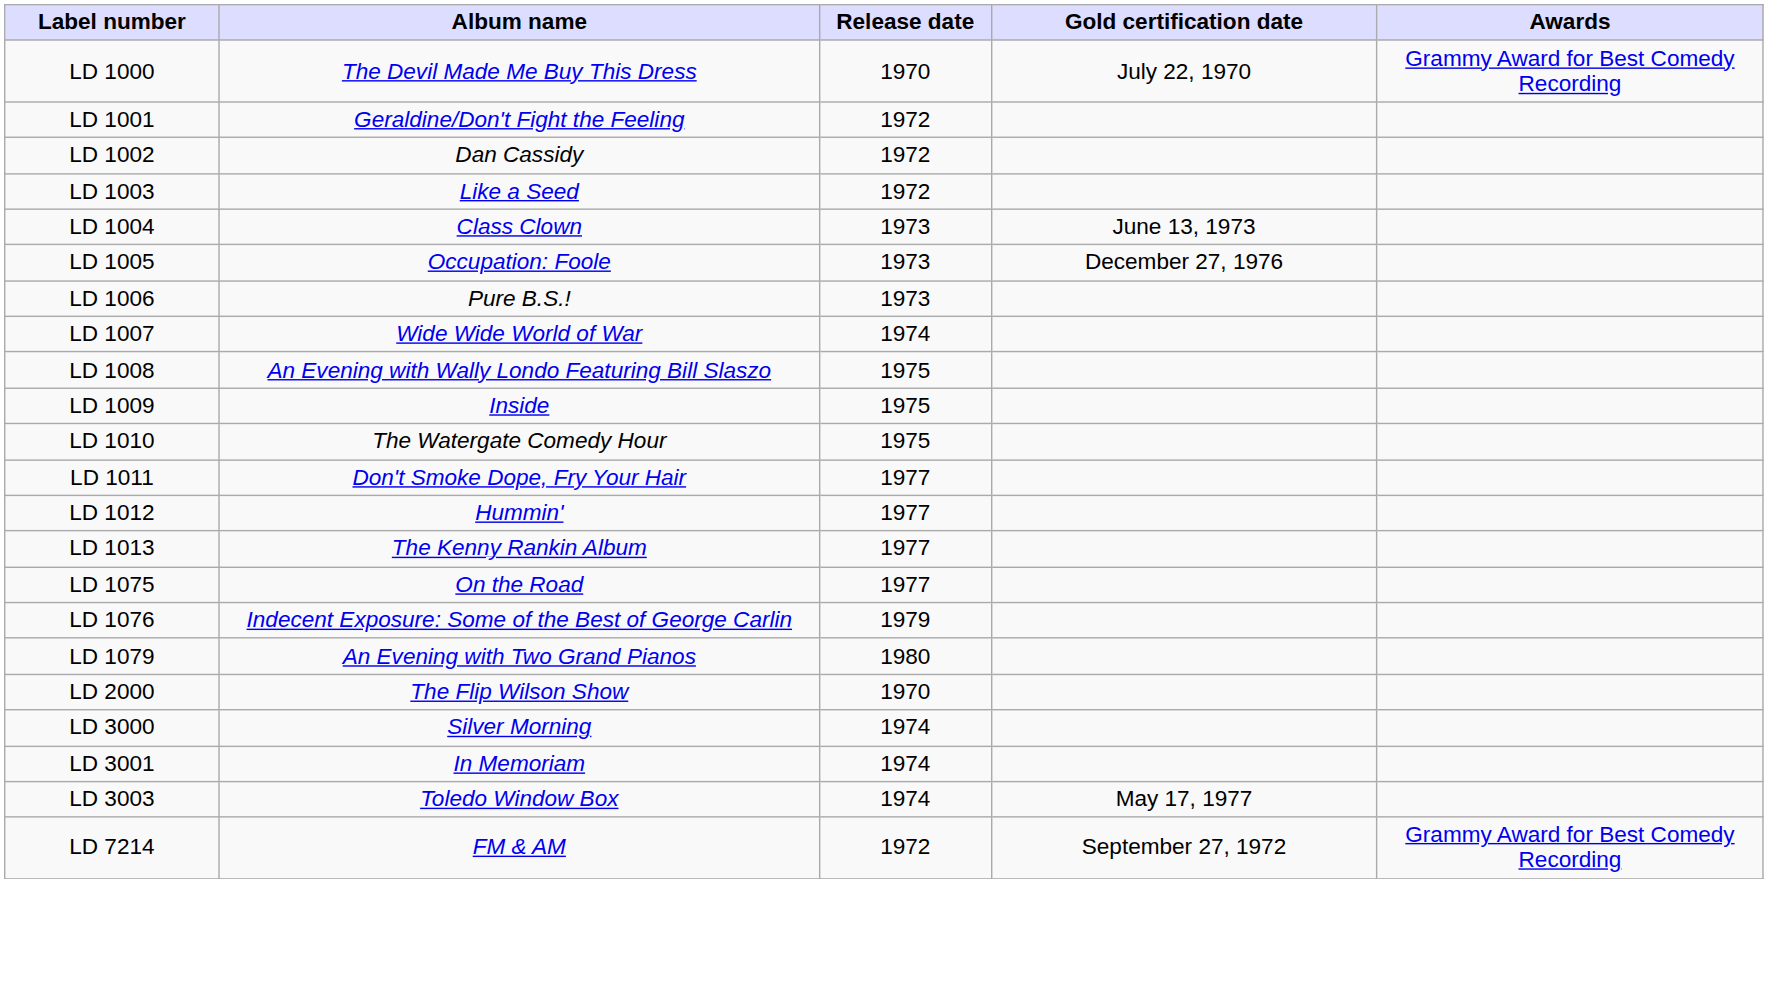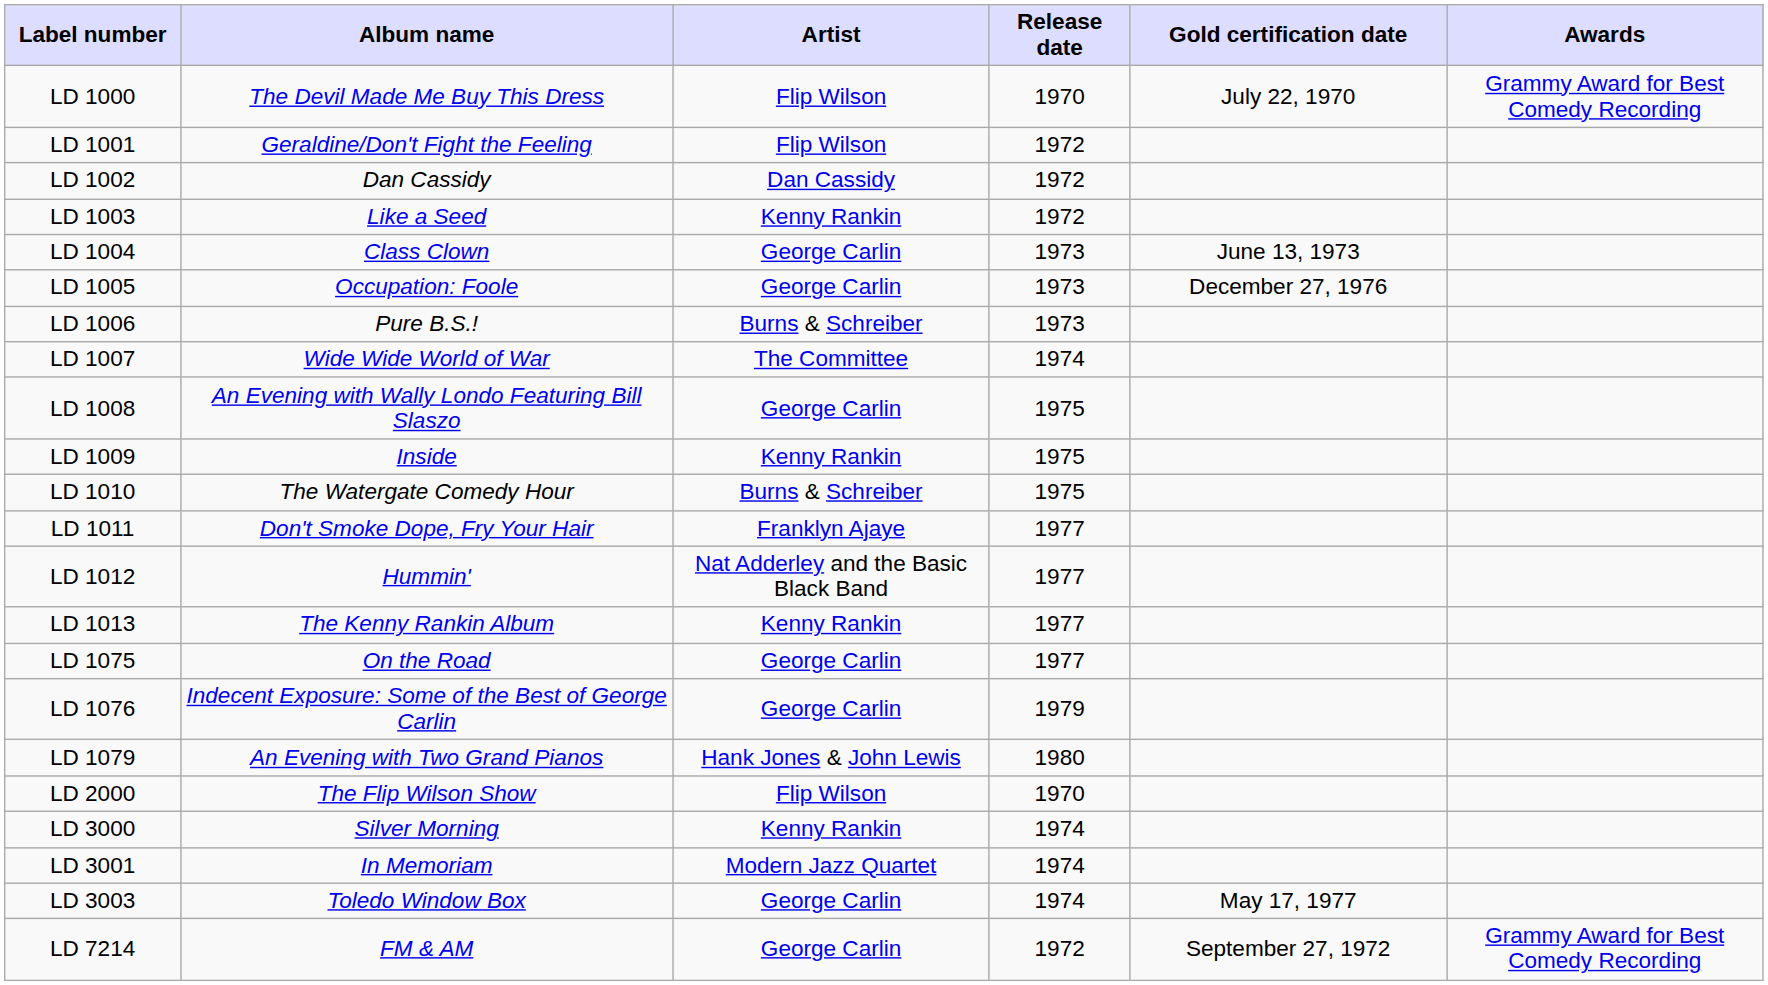+ column: (831, 35)
